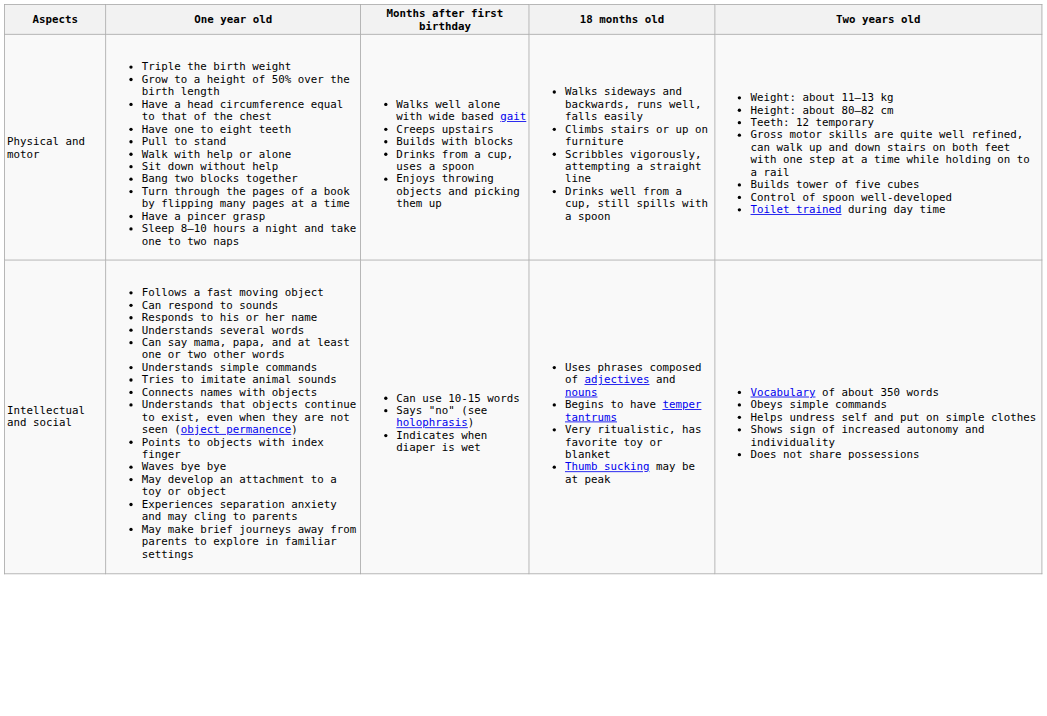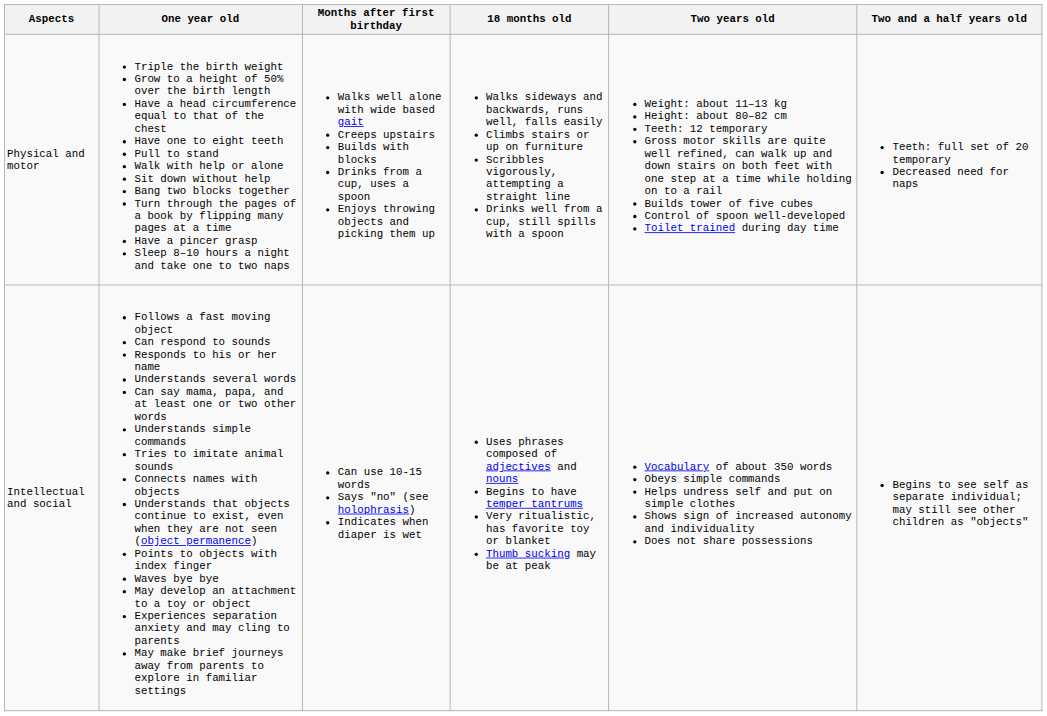+ column: (949, 19)
